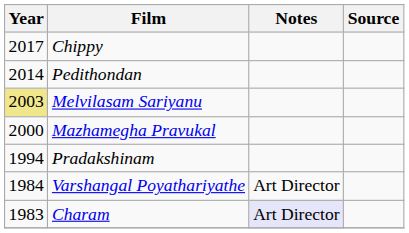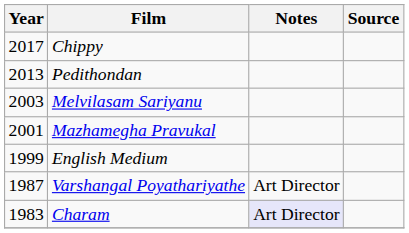(26, 74) 2014 -> (26, 74) 2013
(26, 102) khaki background -> (26, 102) no background
(26, 130) 2000 -> (26, 130) 2001
+ row: (110, 158)
- row: (103, 158)
(26, 185) 1984 -> (26, 185) 1987
